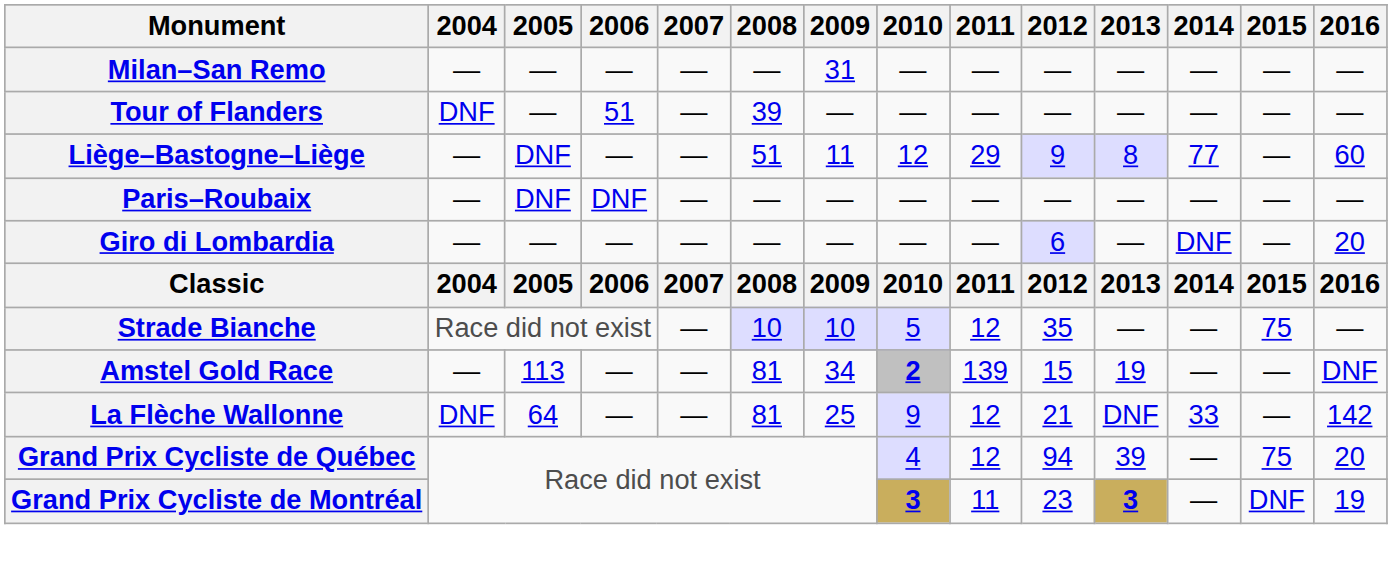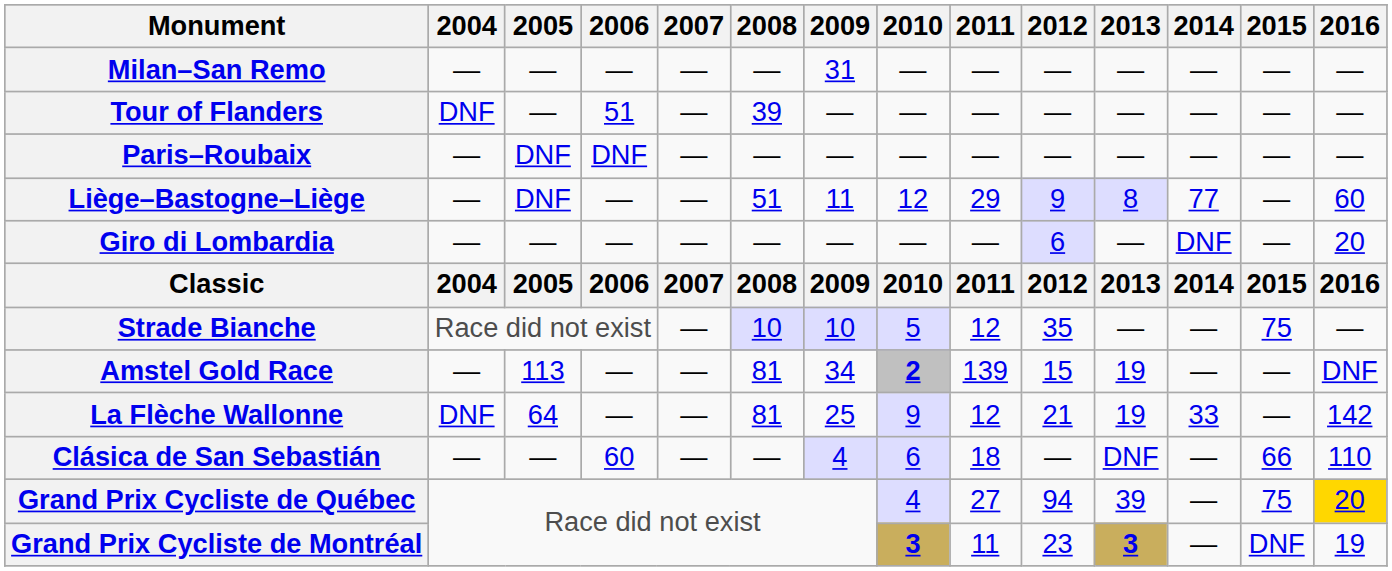rows swapped: (217, 198) <-> (217, 155)
(1131, 414) DNF -> (1131, 414) 19
+ row: (217, 457)
(985, 457) 12 -> (985, 500) 27
(1350, 457) no background -> (1350, 500) gold background
